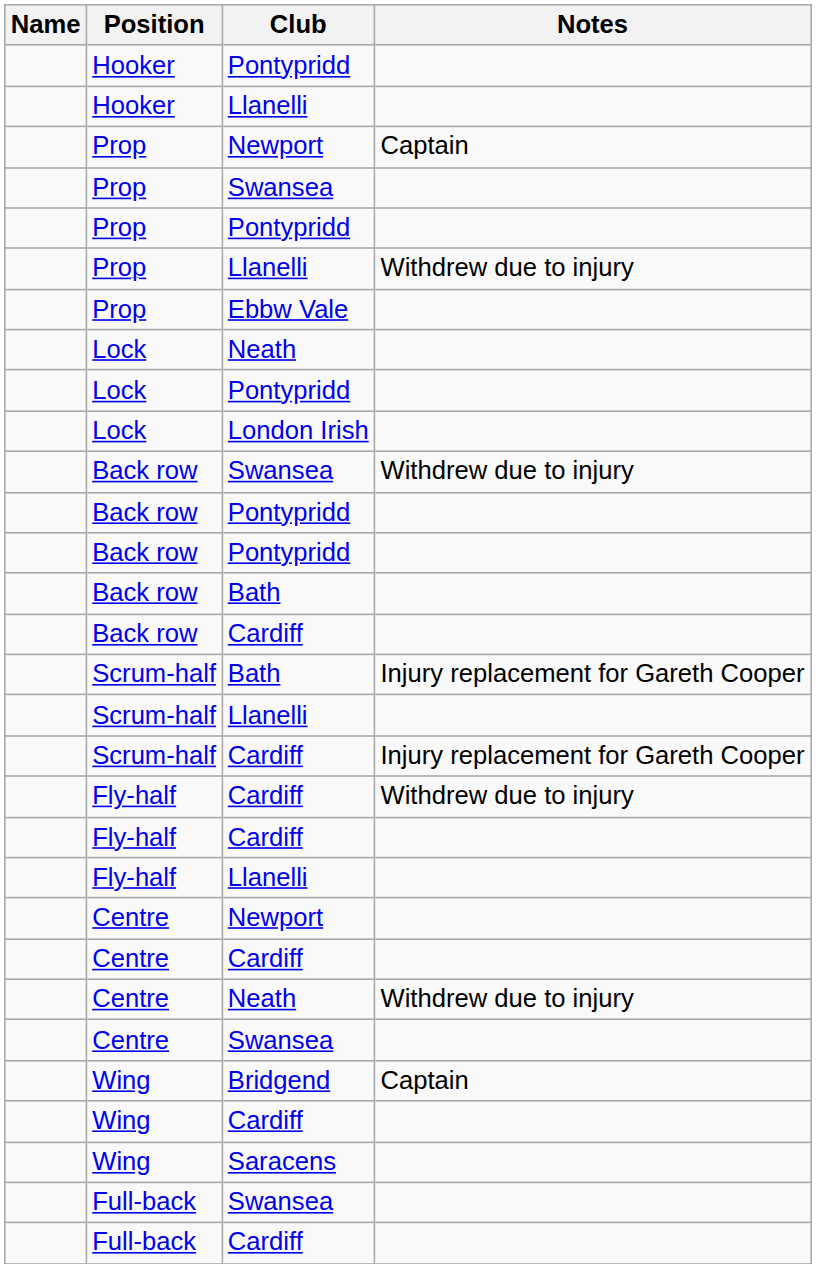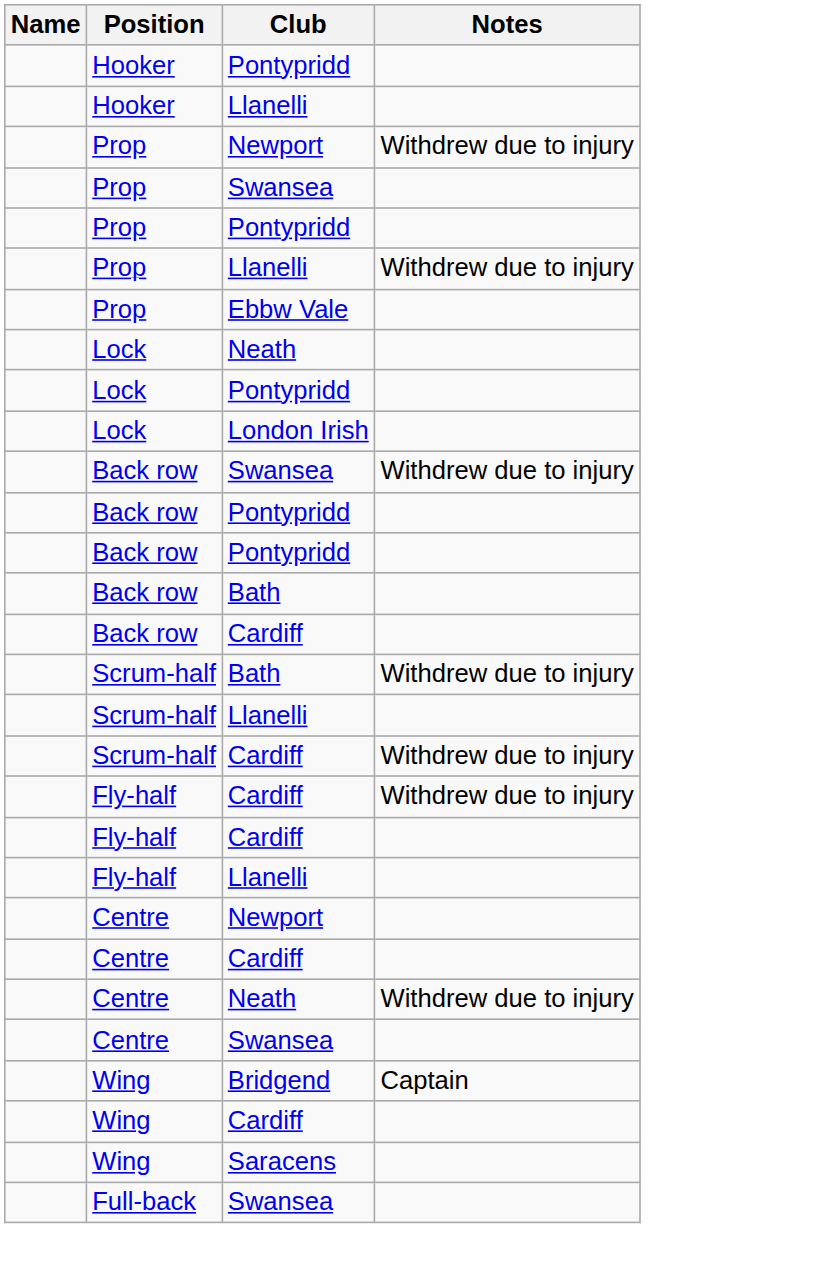(425, 146) Captain -> (507, 146) Withdrew due to injury
(593, 674) Injury replacement for Gareth Cooper -> (507, 674) Withdrew due to injury
(593, 755) Injury replacement for Gareth Cooper -> (507, 755) Withdrew due to injury
- row: (144, 1242)
